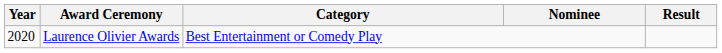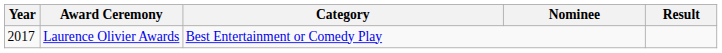(21, 36) 2020 -> (21, 36) 2017
